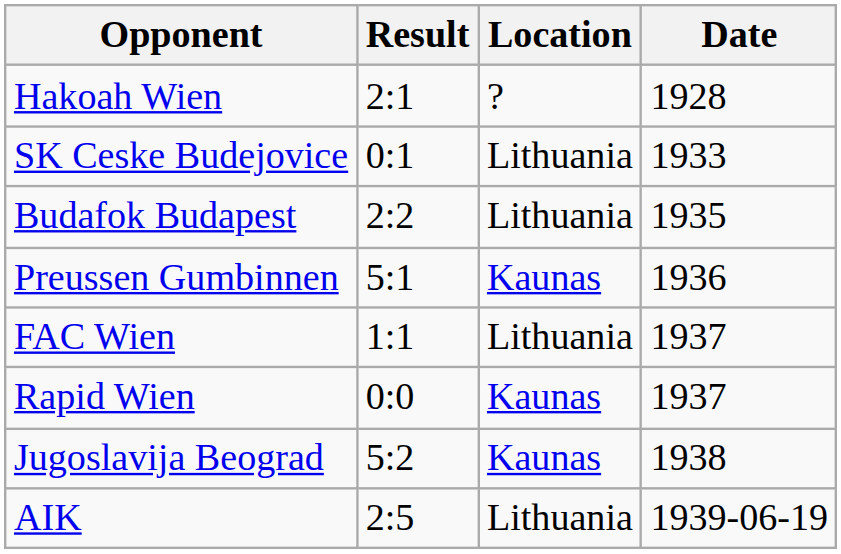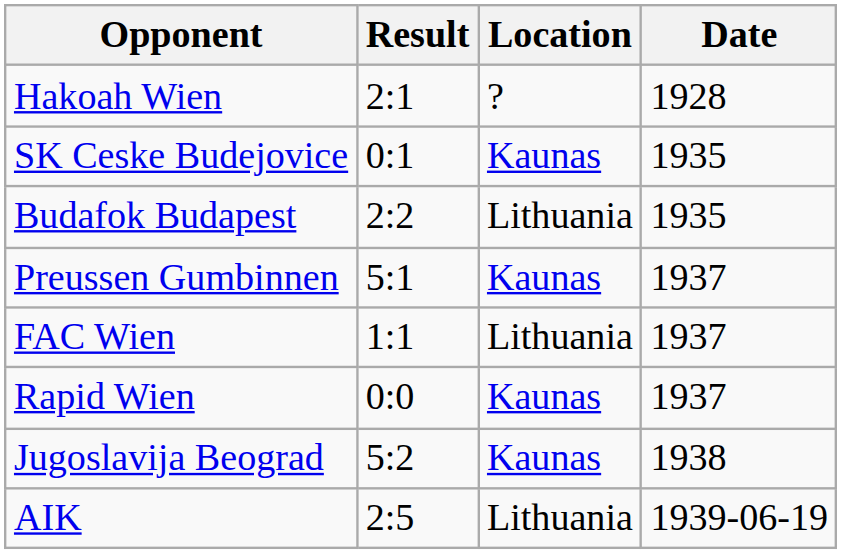(560, 155) Lithuania -> (544, 155) Kaunas
(689, 155) 1933 -> (689, 155) 1935
(689, 276) 1936 -> (689, 276) 1937
